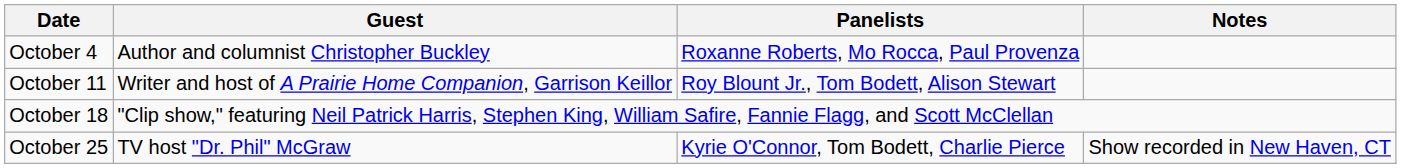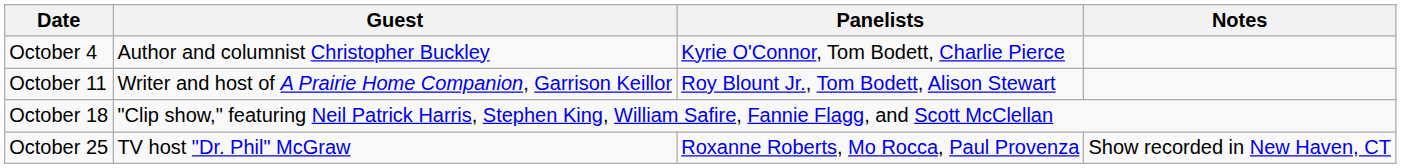(880, 52) Roxanne Roberts, Mo Rocca, Paul Provenza -> (873, 52) Kyrie O'Connor, Tom Bodett, Charlie Pierce
(873, 147) Kyrie O'Connor, Tom Bodett, Charlie Pierce -> (880, 147) Roxanne Roberts, Mo Rocca, Paul Provenza
